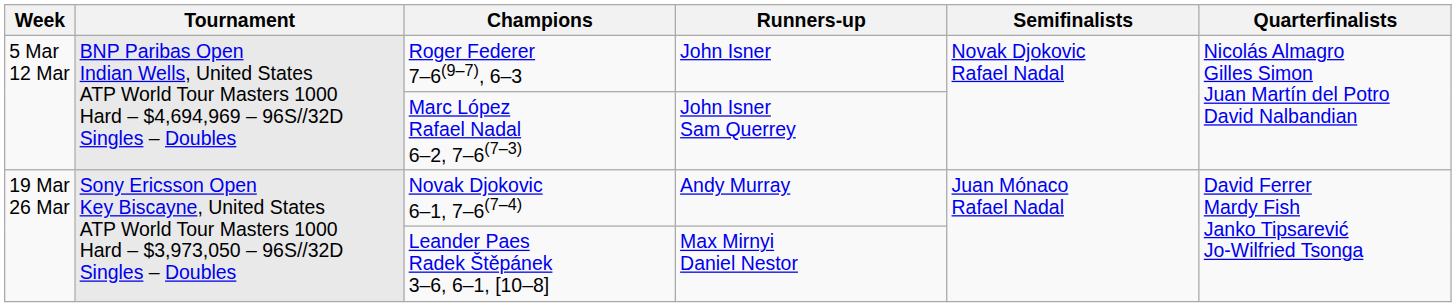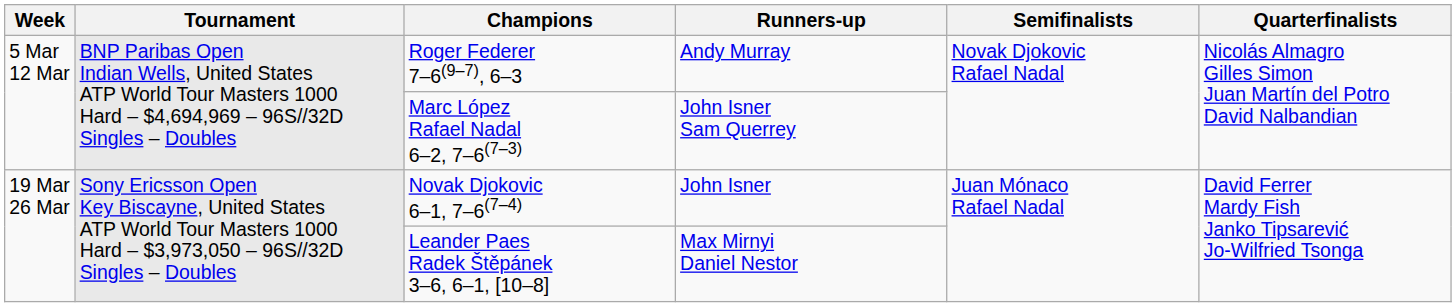(726, 51) John Isner -> (735, 51) Andy Murray
(735, 186) Andy Murray -> (726, 186) John Isner
